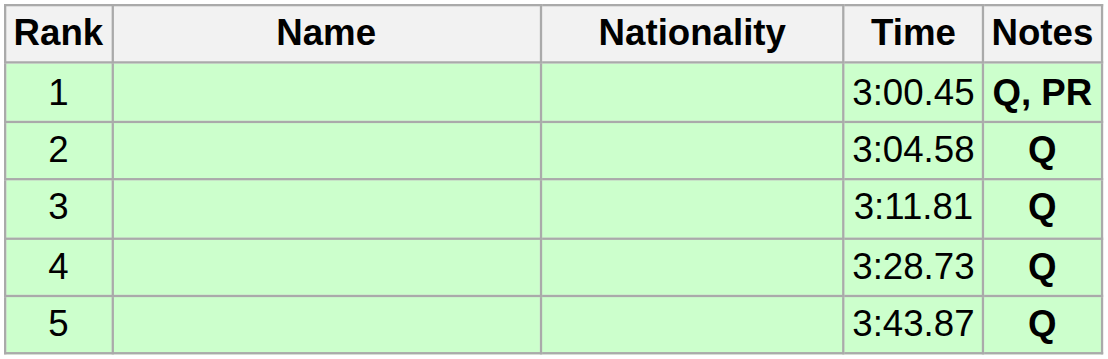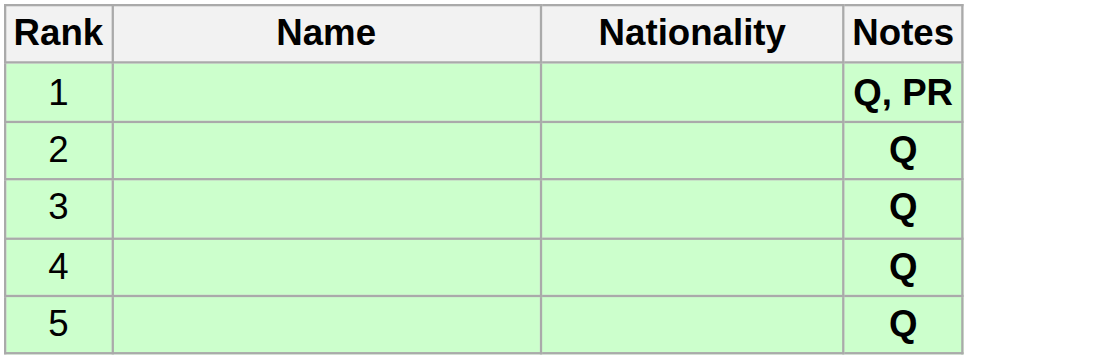- column: (913, 33)
